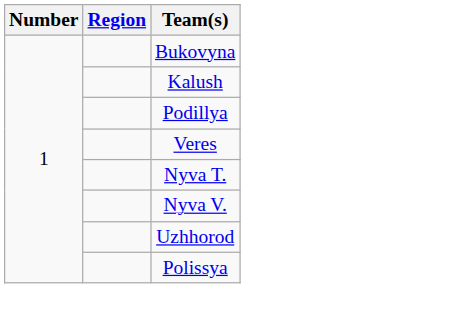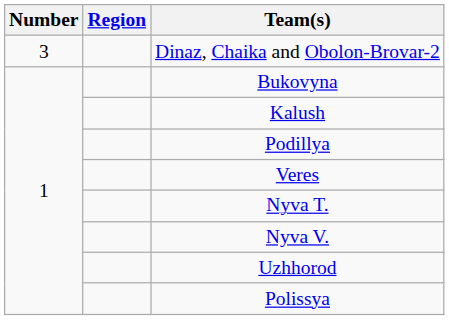+ row: (297, 50)
